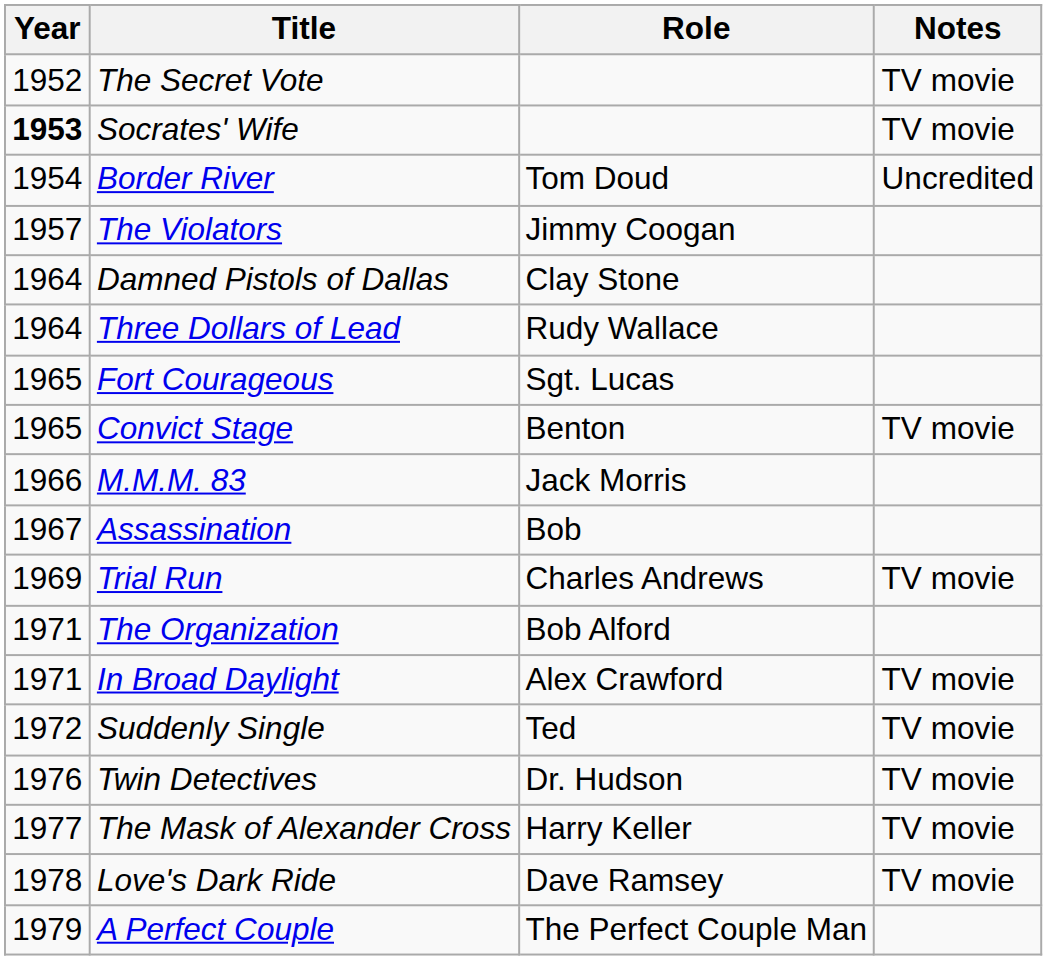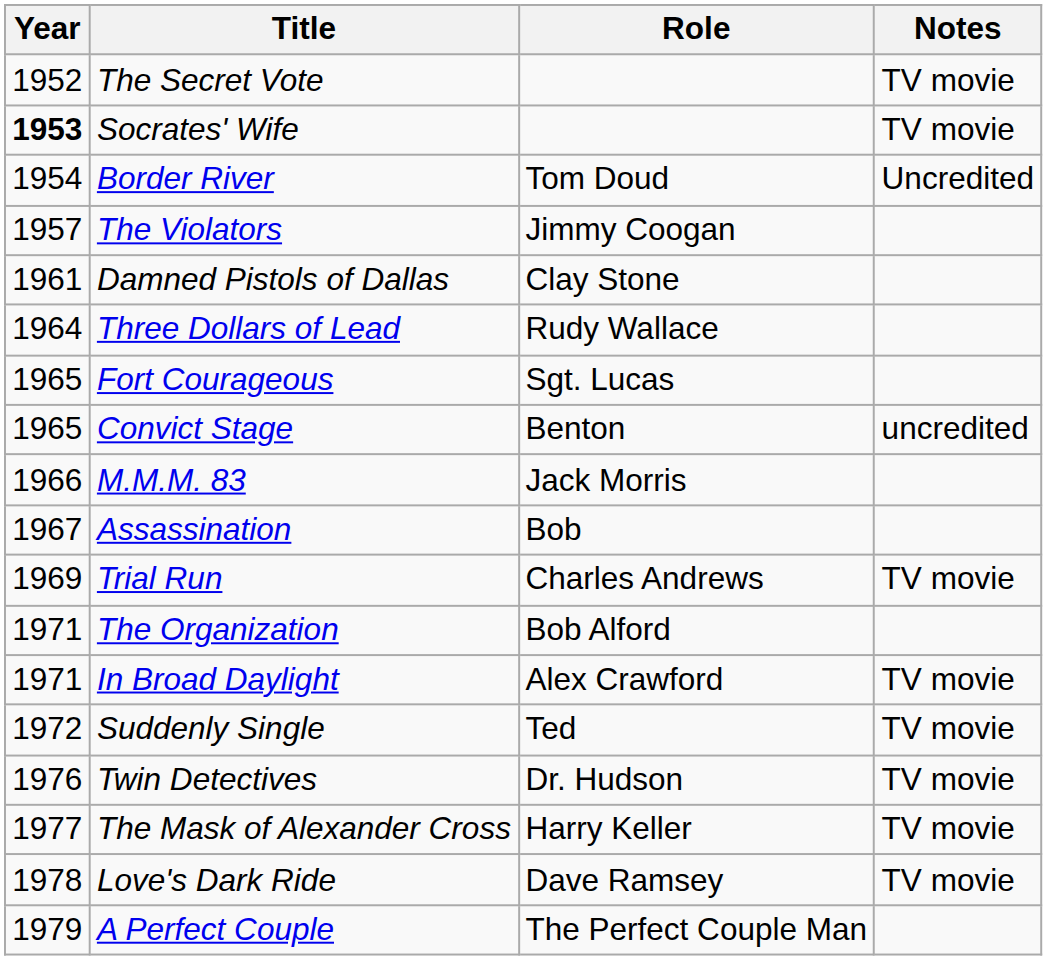(47, 279) 1964 -> (47, 279) 1961
(948, 429) TV movie -> (955, 429) uncredited
